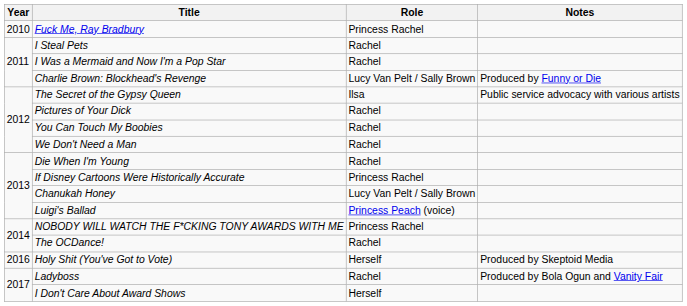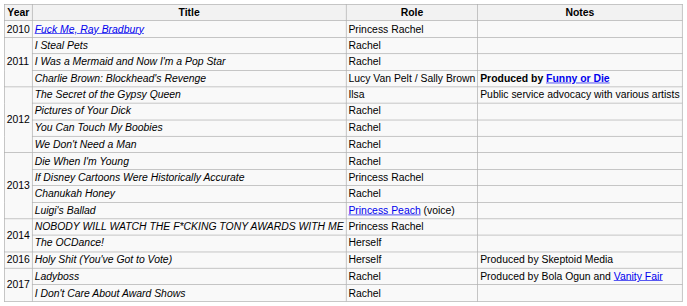(541, 78) normal -> (545, 78) bold
(412, 194) Lucy Van Pelt / Sally Brown -> (365, 194) Rachel
(365, 243) Rachel -> (365, 243) Herself
(365, 293) Herself -> (365, 293) Rachel
